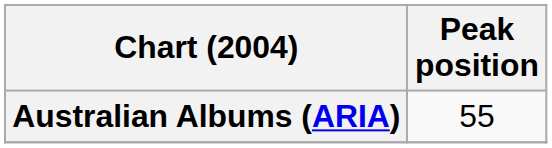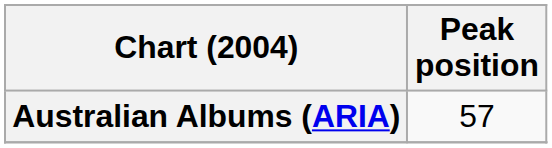(477, 116) 55 -> (477, 116) 57
